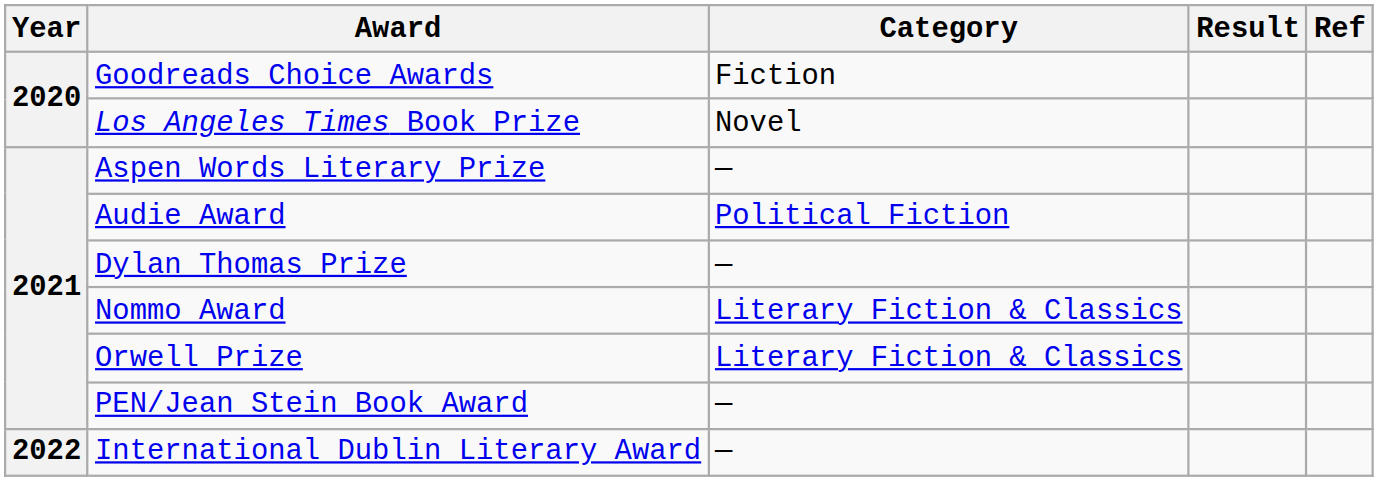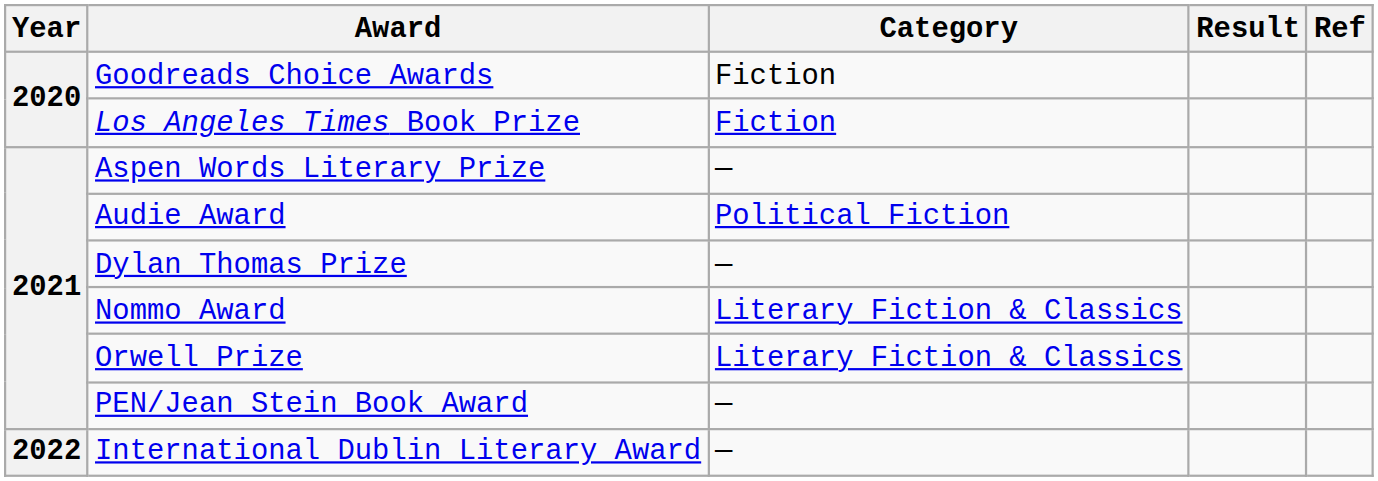(758, 123) Novel -> (776, 123) Fiction
